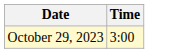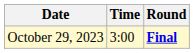+ column: (166, 15)
